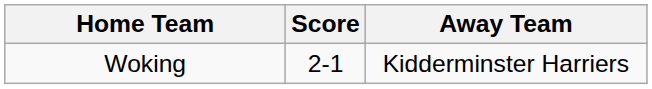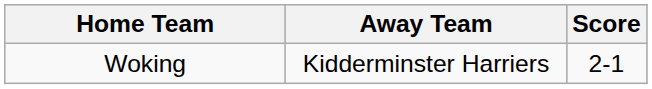columns swapped: (326, 24) <-> (506, 24)
